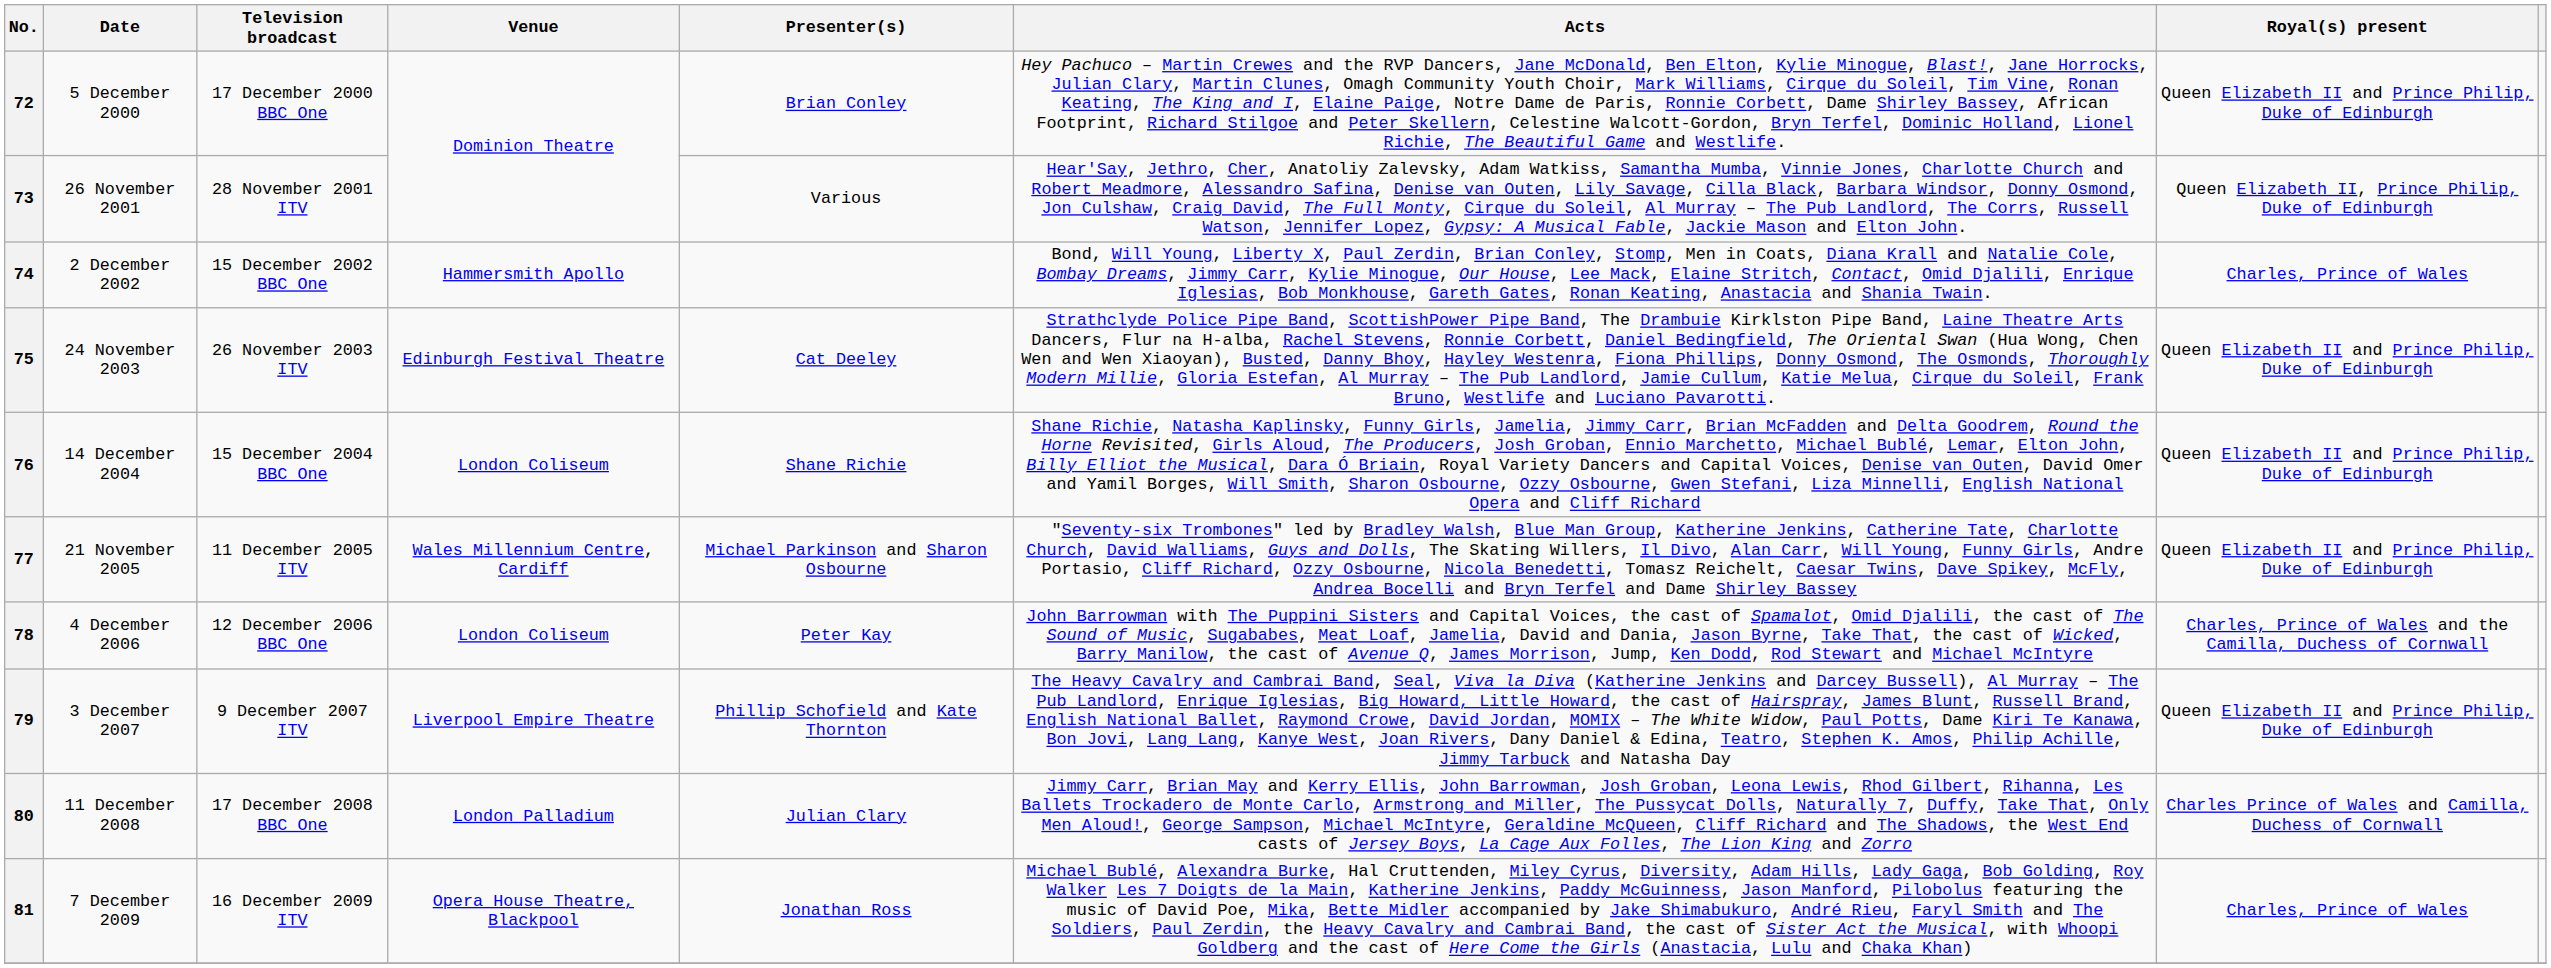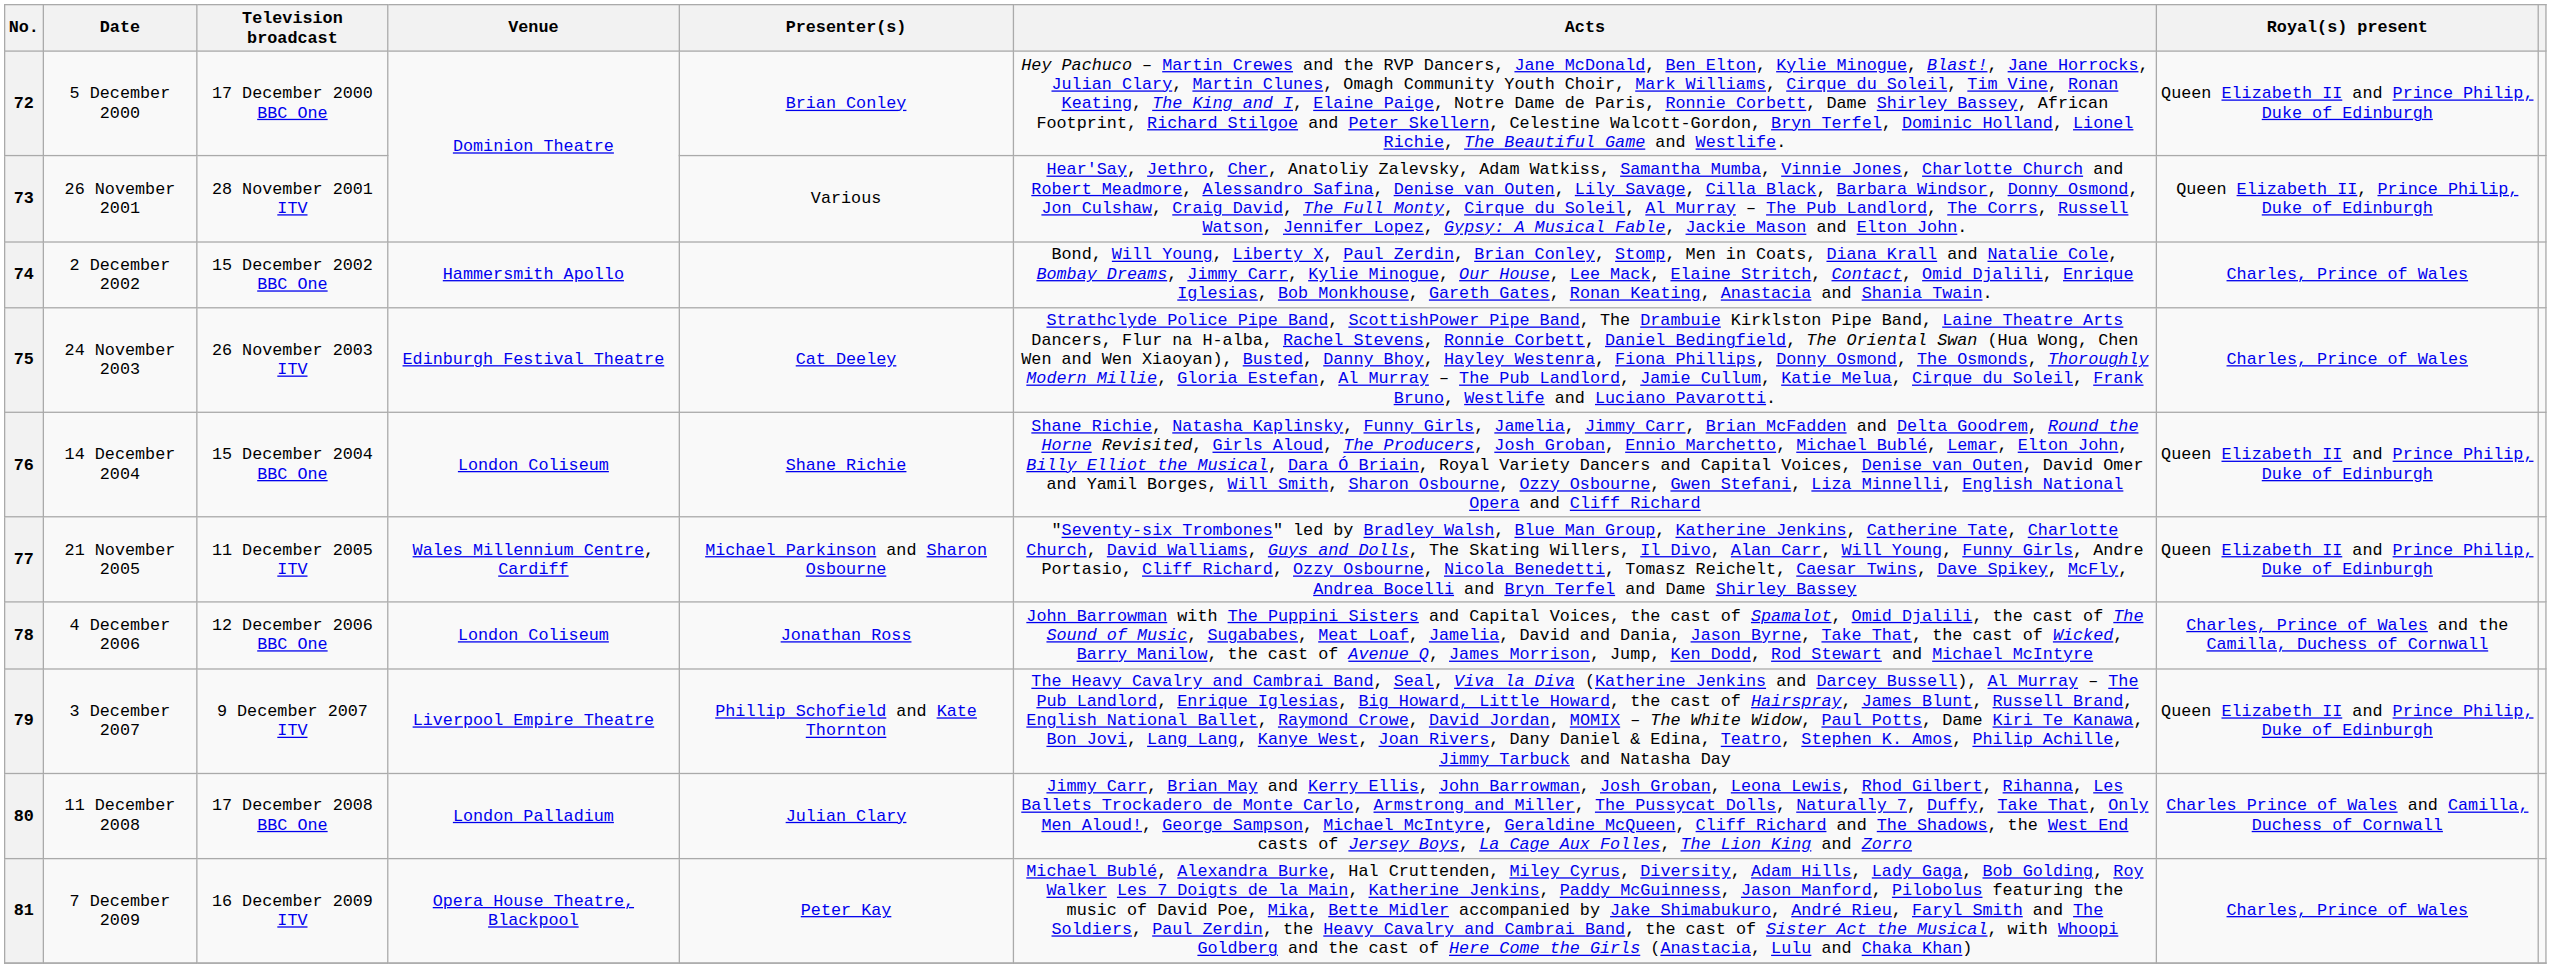(2347, 360) Queen Elizabeth II and Prince Philip, Duke of Edinburgh -> (2347, 360) Charles, Prince of Wales
(846, 635) Peter Kay -> (846, 635) Jonathan Ross
(846, 911) Jonathan Ross -> (846, 911) Peter Kay
